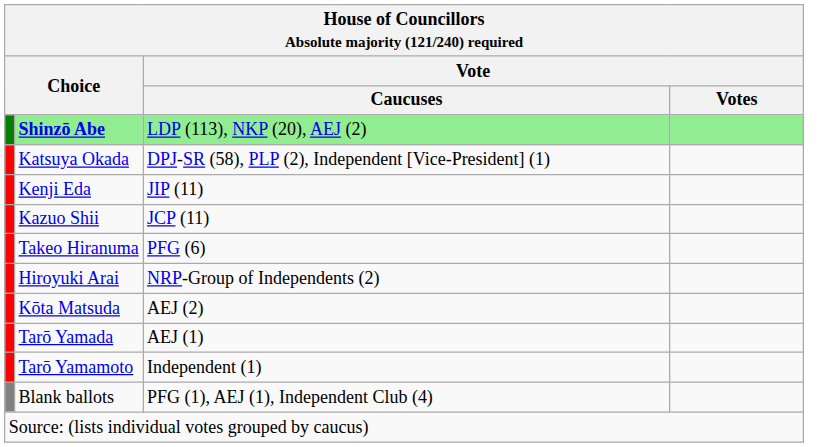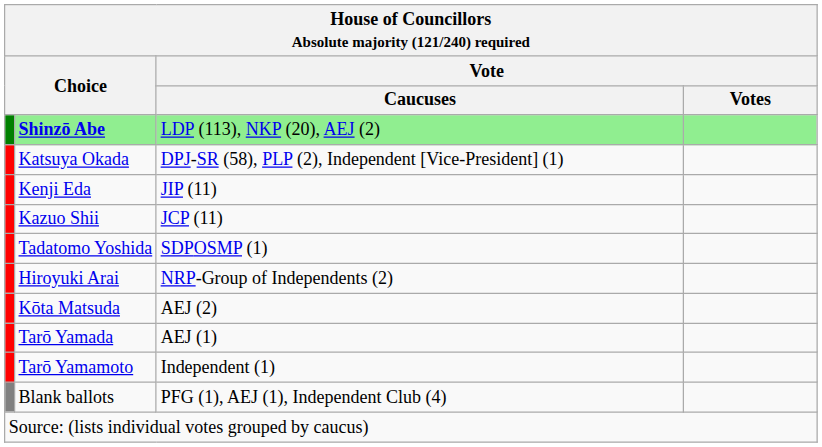- row: (79, 248)
+ row: (85, 248)
